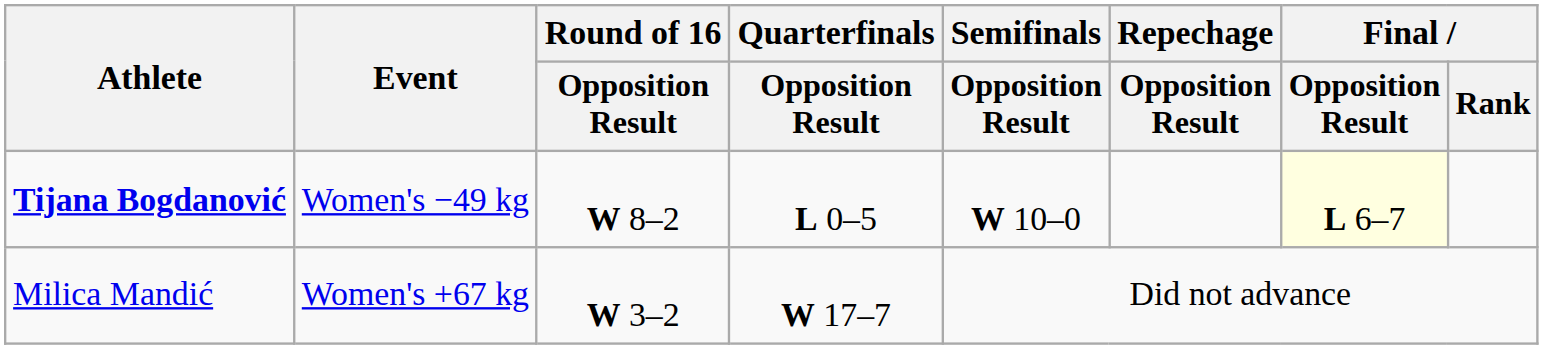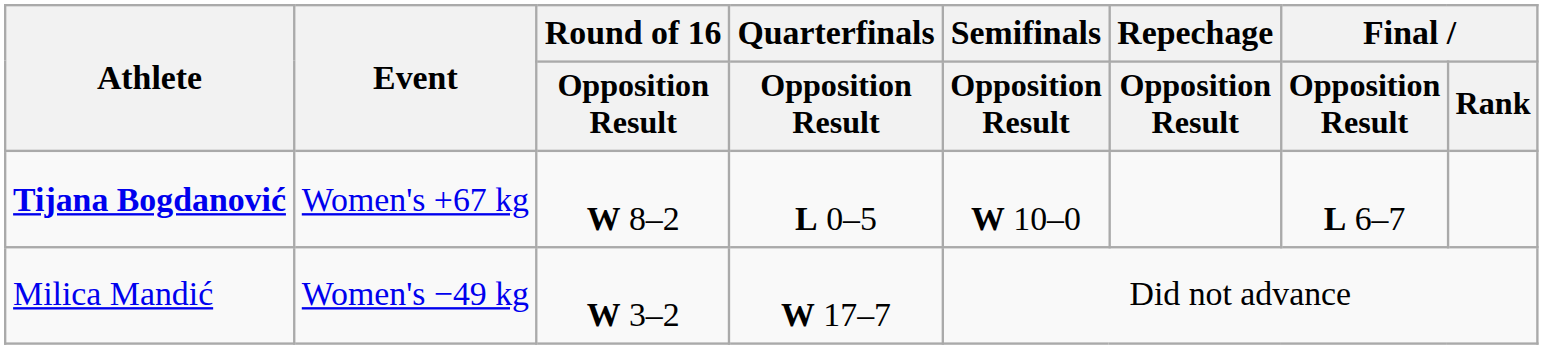(415, 198) Women's −49 kg -> (415, 198) Women's +67 kg
(1365, 218) lightyellow background -> (1365, 218) no background
(415, 294) Women's +67 kg -> (415, 294) Women's −49 kg
